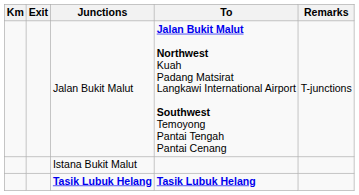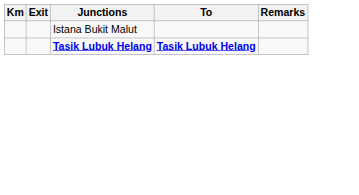- row: (93, 89)
